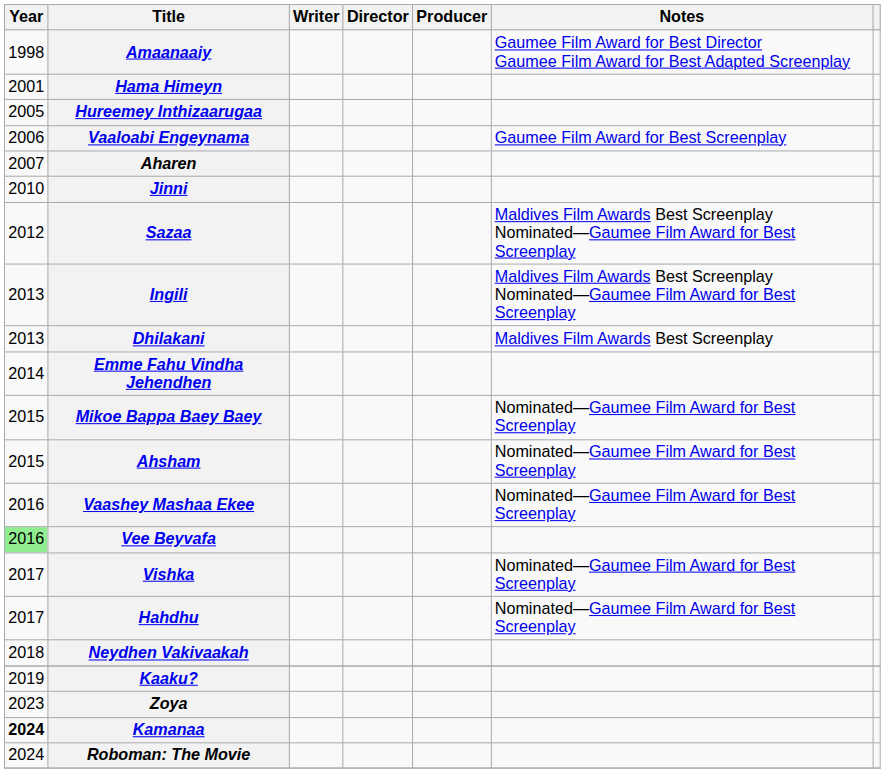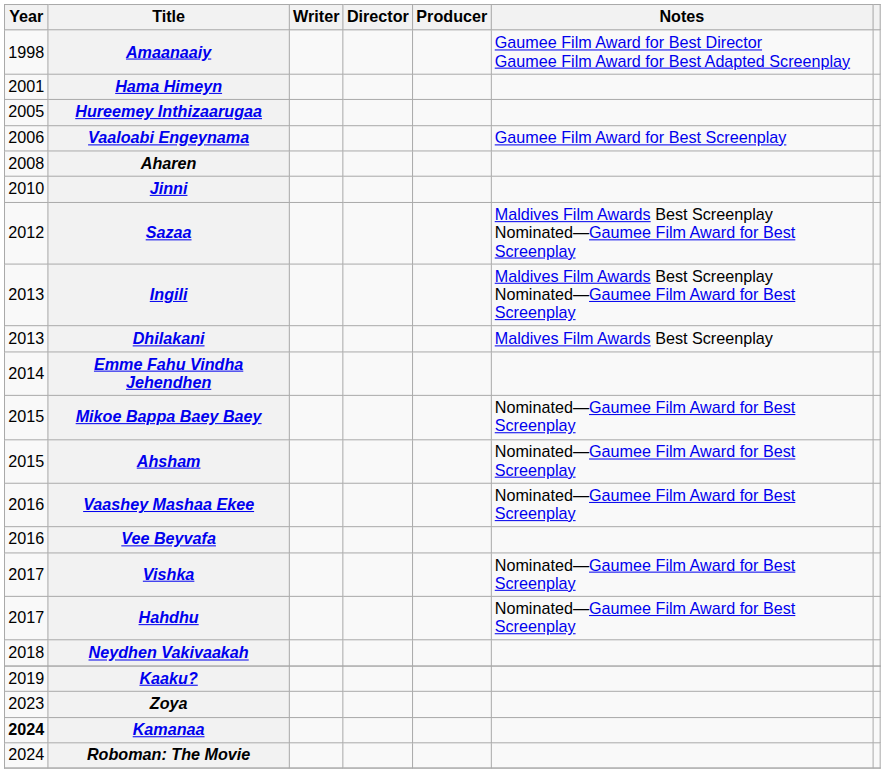(26, 163) 2007 -> (26, 163) 2008
(26, 539) lightgreen background -> (26, 539) no background
